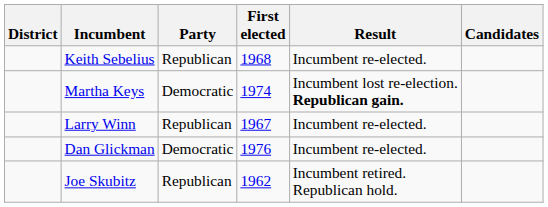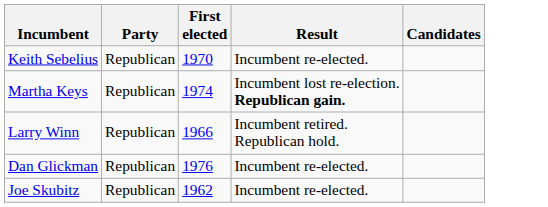- column: (33, 33)
(256, 58) 1968 -> (198, 58) 1970
(197, 91) Democratic -> (140, 91) Republican
(256, 124) 1967 -> (198, 132) 1966
(360, 124) Incumbent re-elected. -> (291, 132) Incumbent retired. Republican hold.
(197, 148) Democratic -> (140, 165) Republican
(349, 181) Incumbent retired. Republican hold. -> (301, 190) Incumbent re-elected.
